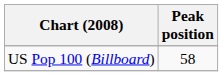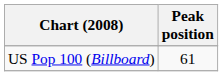(188, 58) 58 -> (188, 58) 61
